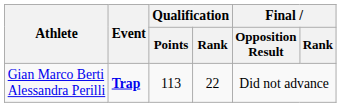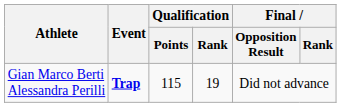(171, 83) 113 -> (171, 83) 115
(213, 83) 22 -> (213, 83) 19
